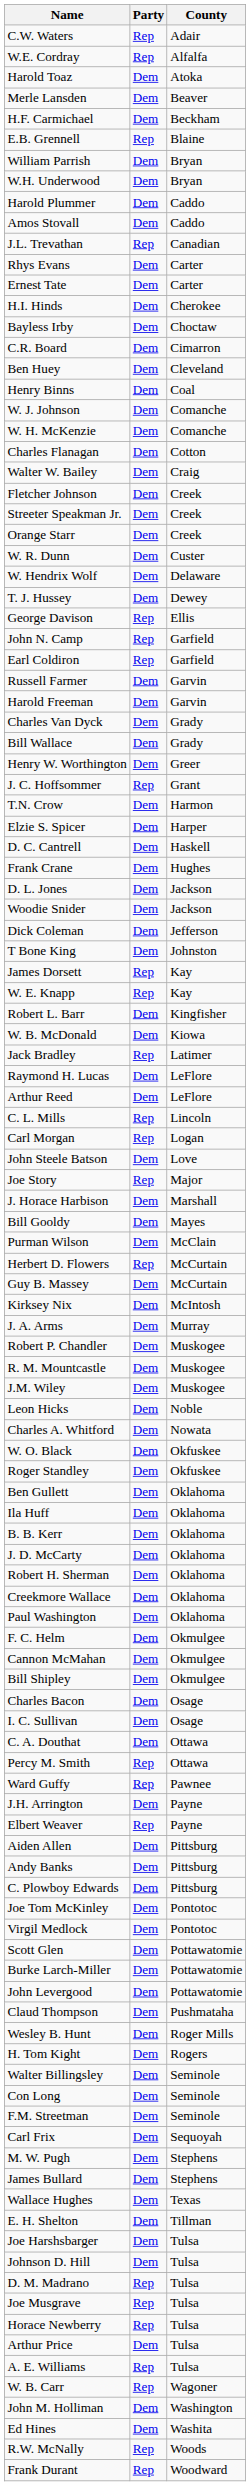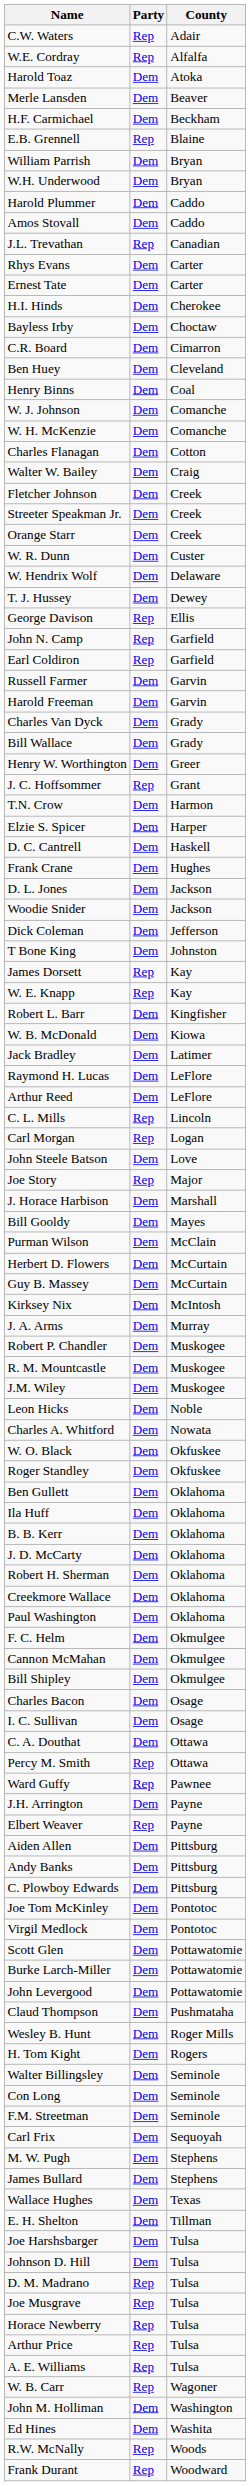(143, 1055) Rep -> (146, 1055) Dem
(143, 1263) Rep -> (146, 1263) Dem
(146, 2345) Dem -> (143, 2345) Rep
